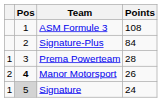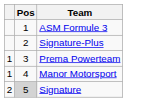- column: (140, 12)
(9, 73) 2 -> (9, 73) 1
(26, 73) bold -> (26, 73) normal
(9, 89) 1 -> (9, 89) 2
